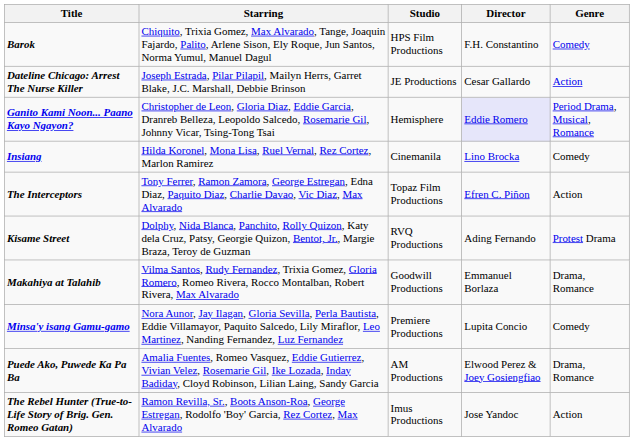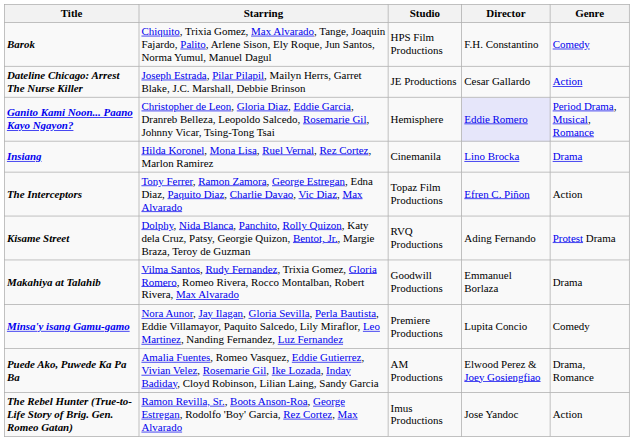(571, 157) Comedy -> (568, 157) Drama
(573, 282) Drama, Romance -> (568, 282) Drama
